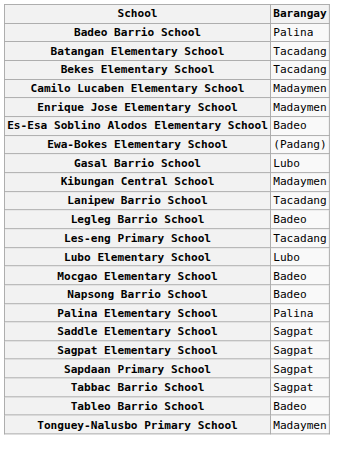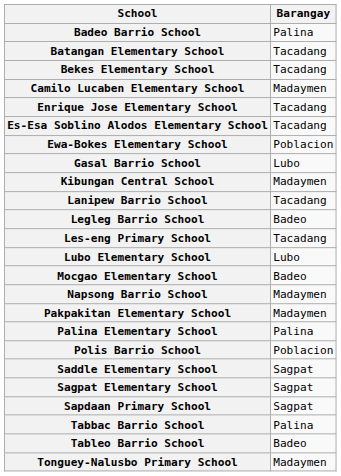(300, 107) Madaymen -> (300, 107) Tacadang
(290, 126) Badeo -> (300, 126) Tacadang
(300, 144) (Padang) -> (303, 144) Poblacion
(290, 294) Badeo -> (300, 294) Madaymen
+ row: (138, 312)
+ row: (138, 350)
(293, 387) Sagpat -> (293, 424) Palina
